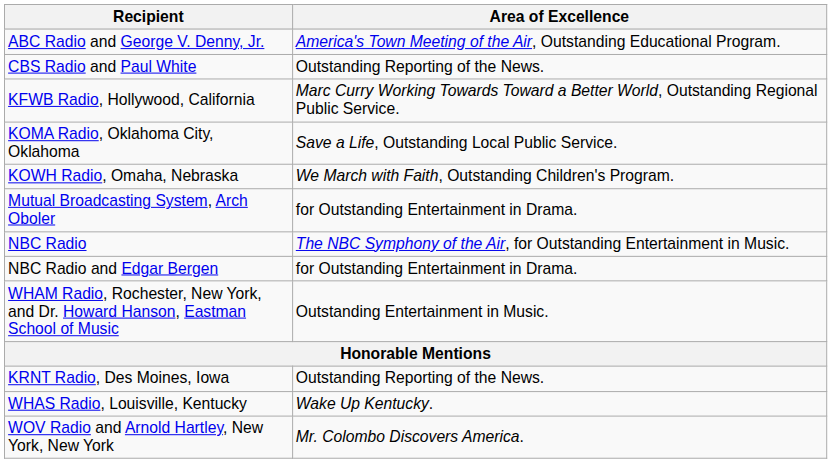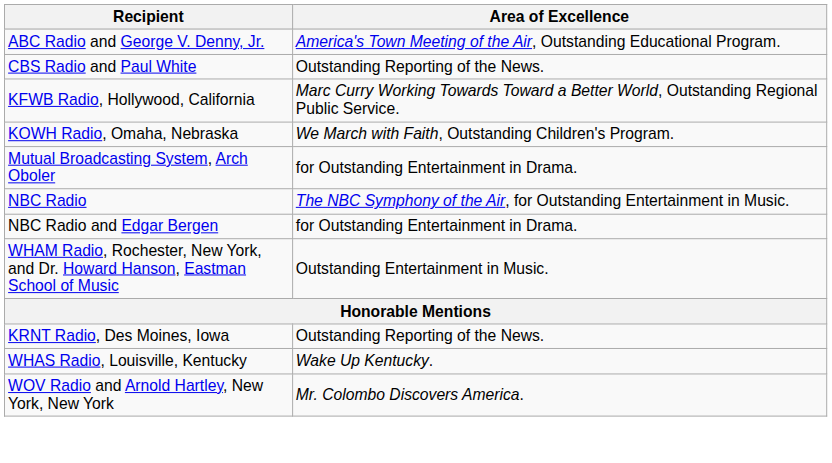- row: (111, 142)
